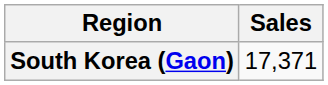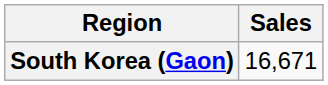(281, 60) 17,371 -> (281, 60) 16,671
